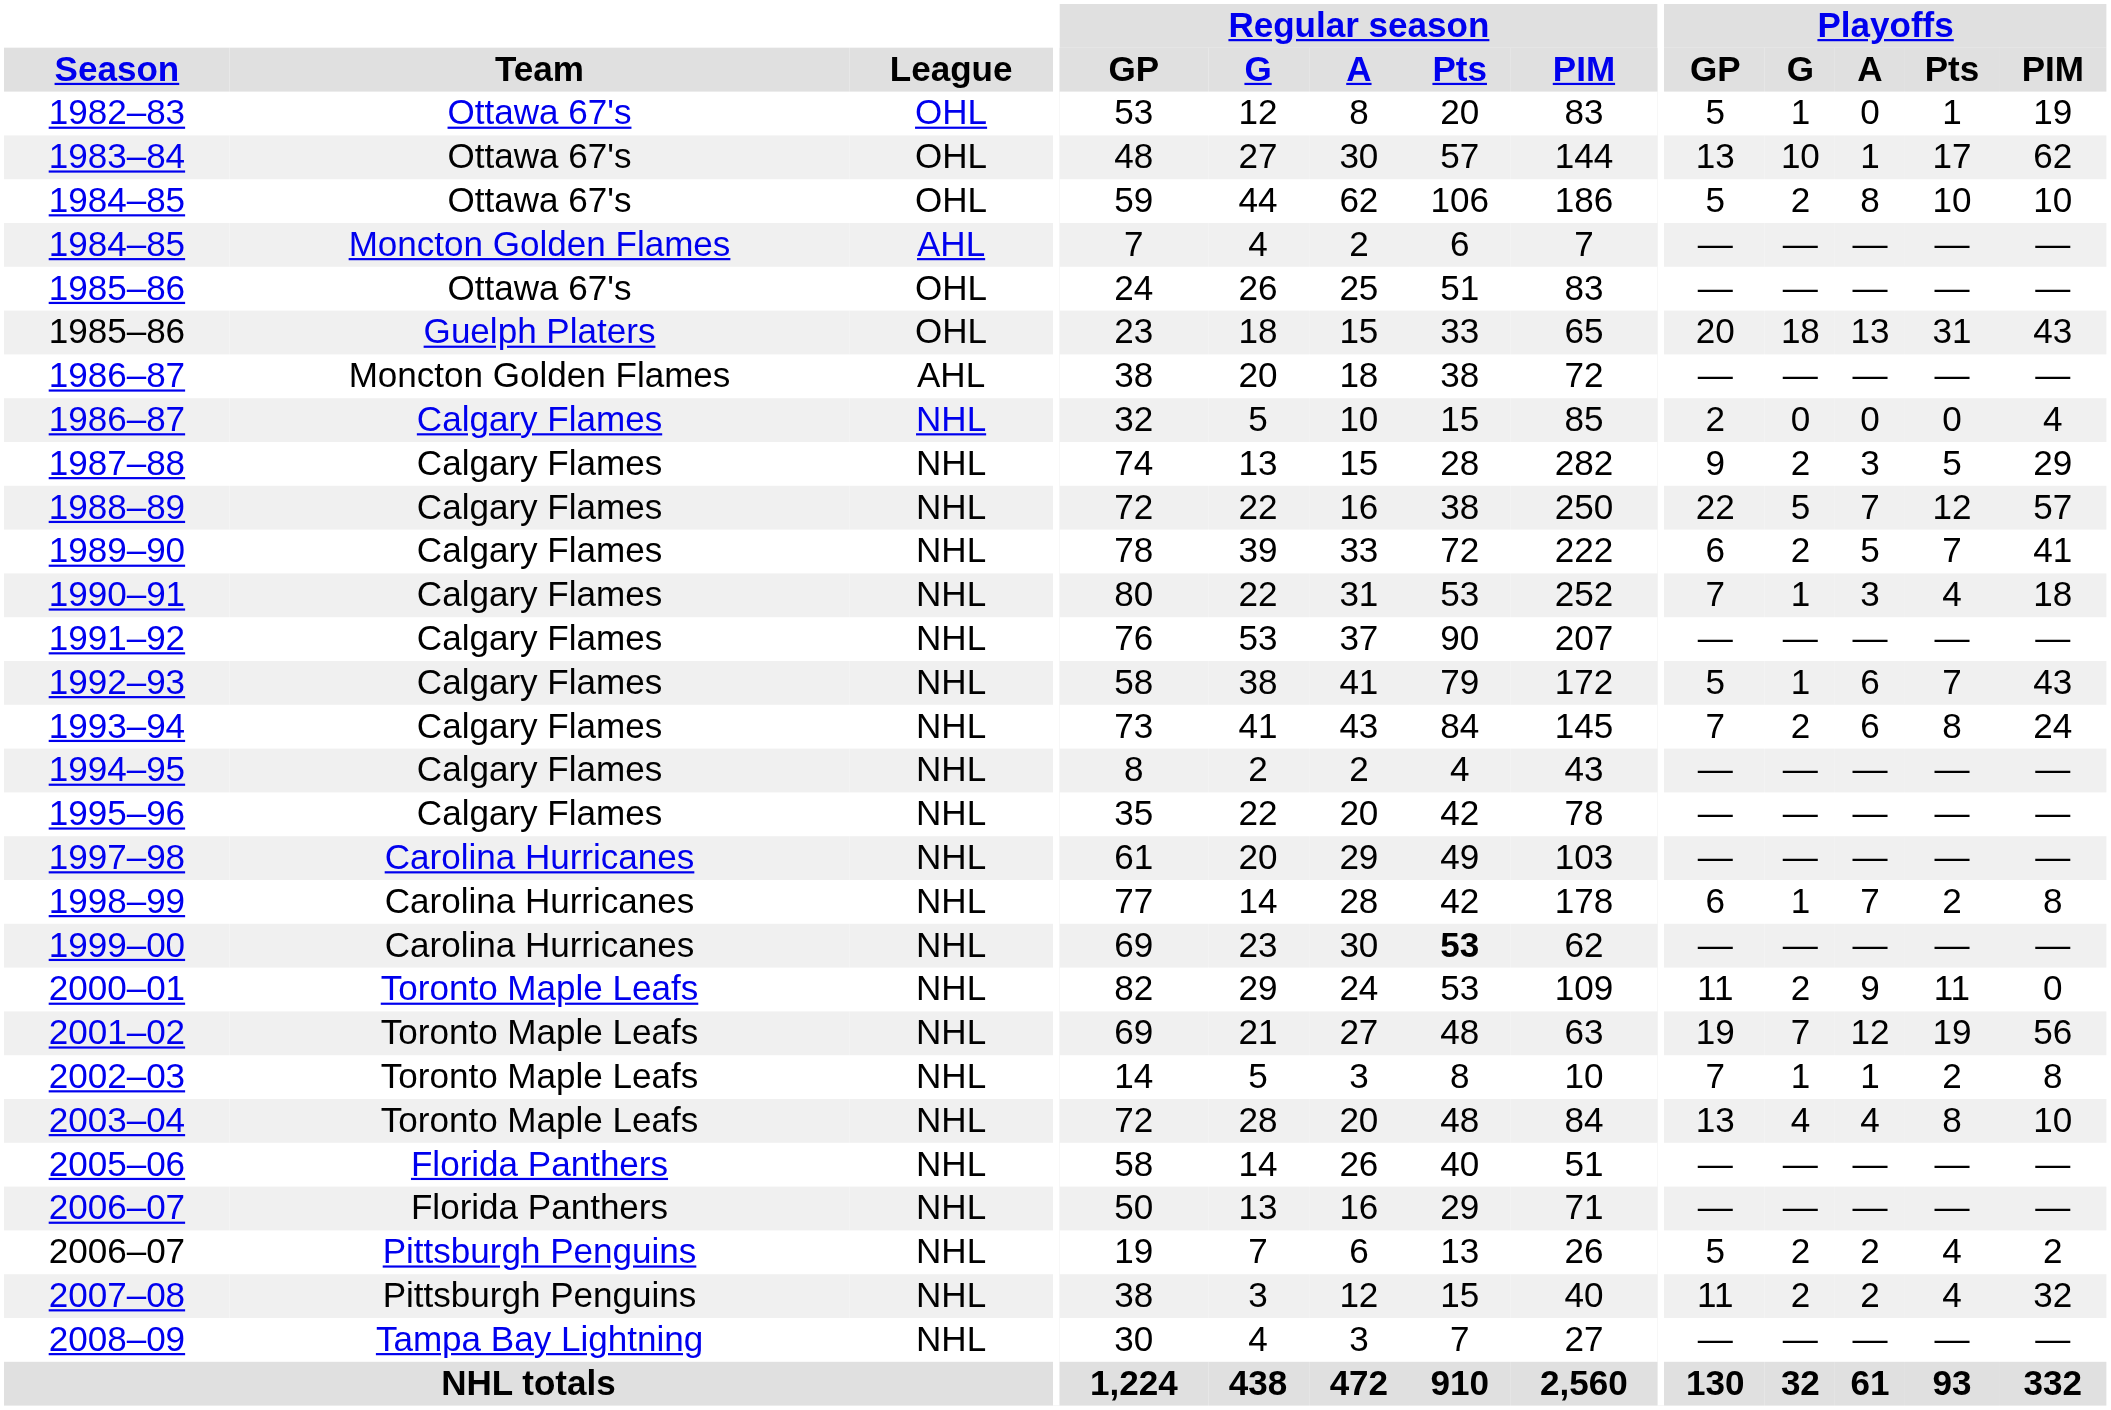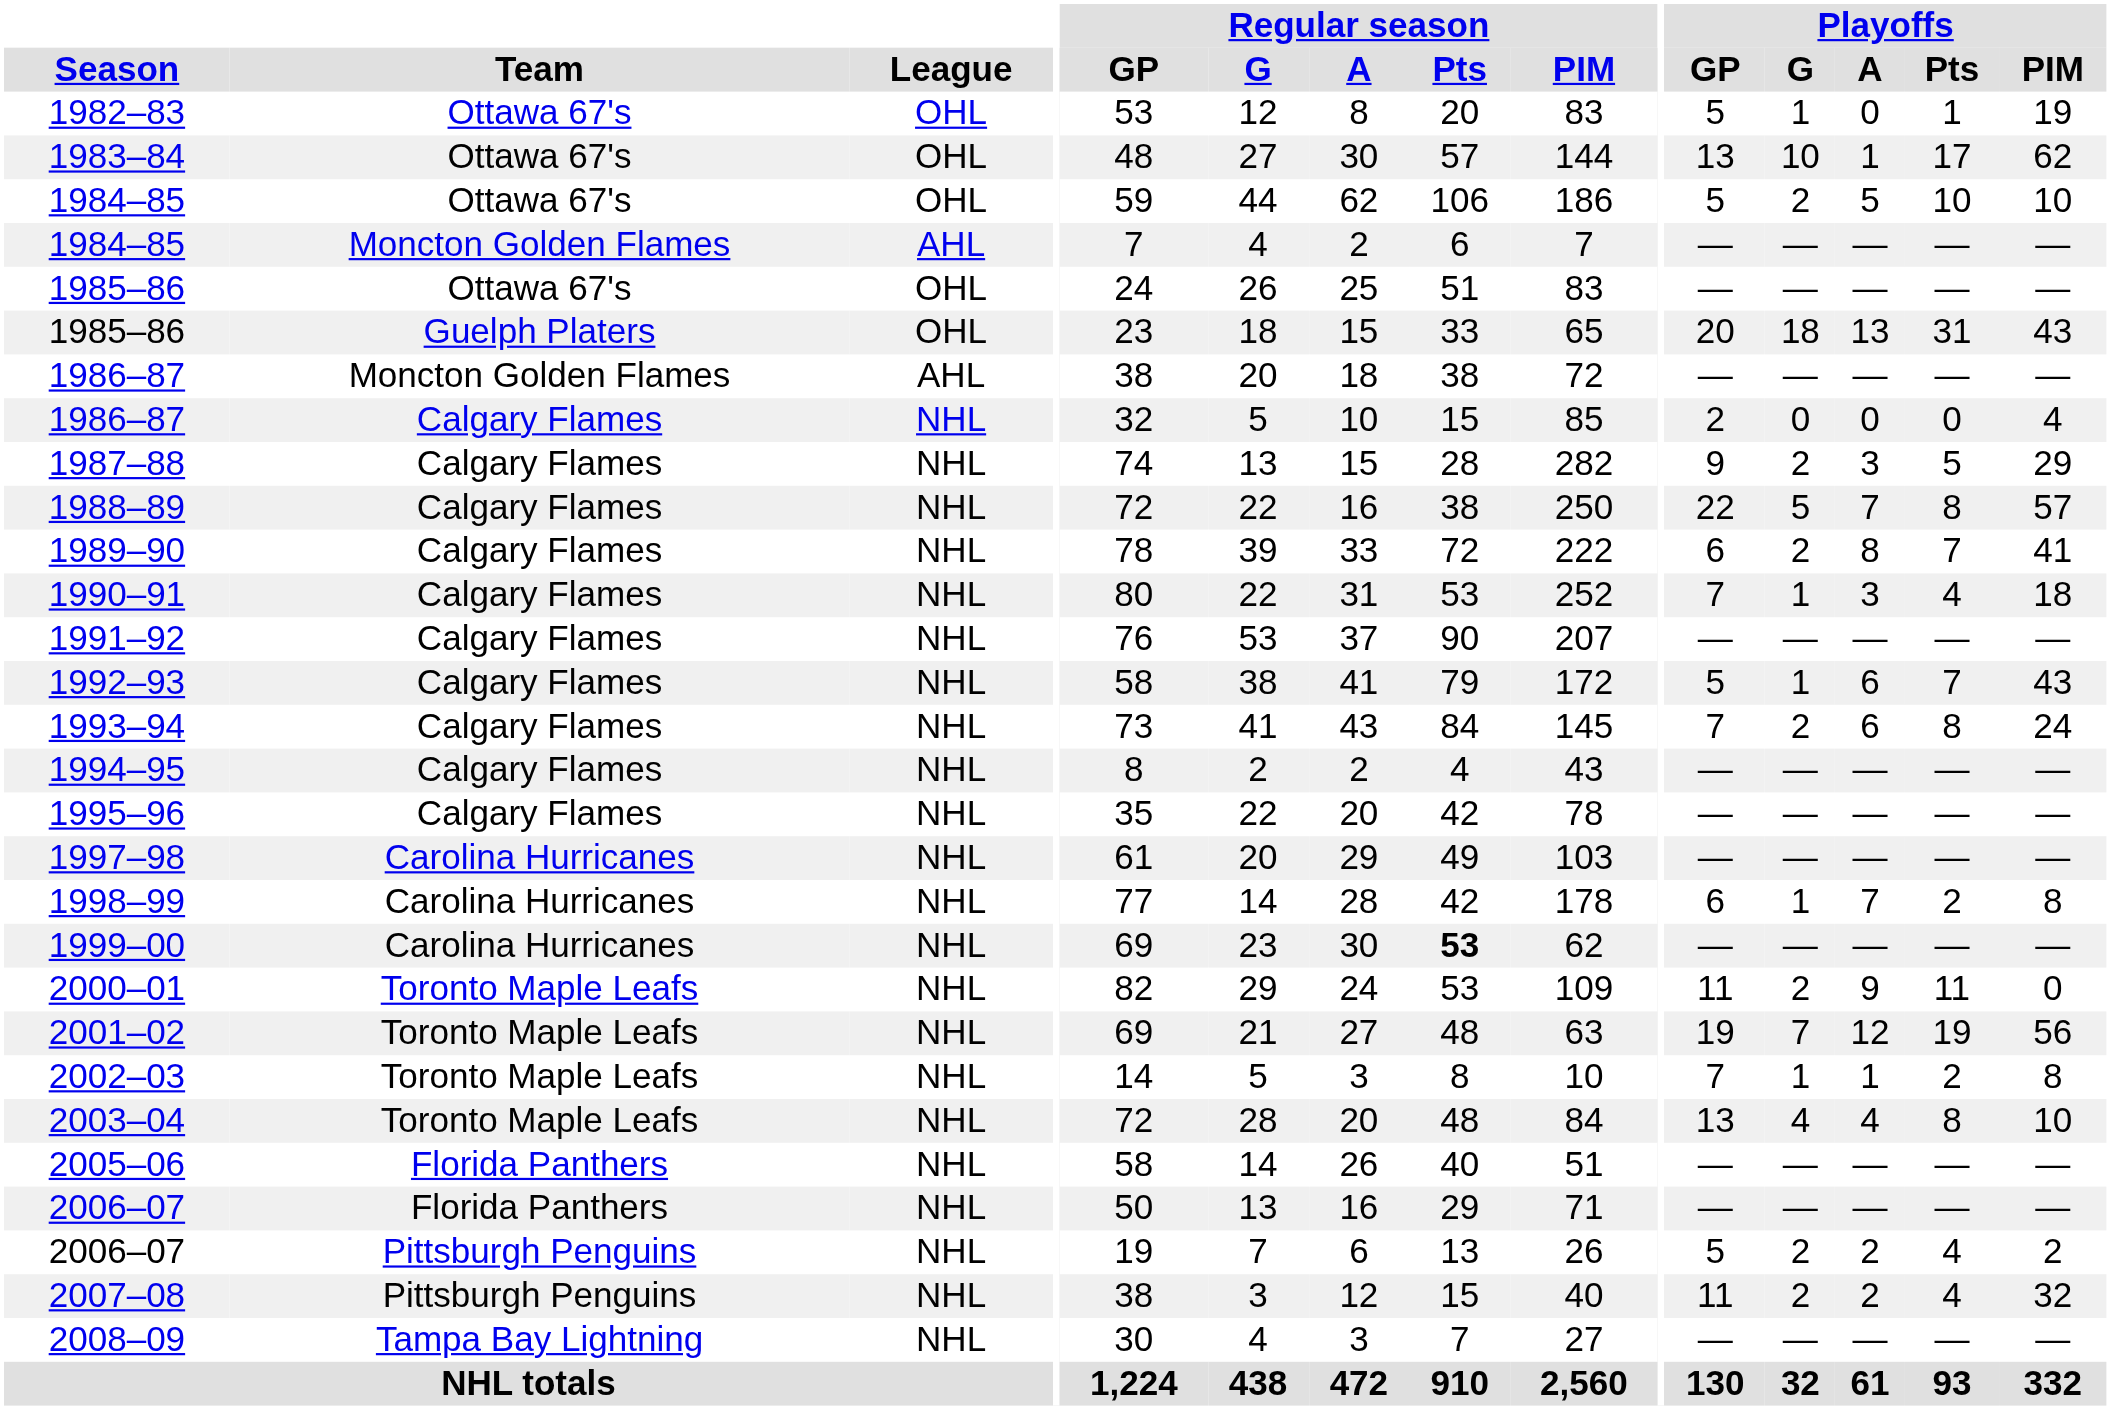(1870, 200) 8 -> (1870, 200) 5
(1952, 507) 12 -> (1952, 507) 8
(1870, 550) 5 -> (1870, 550) 8
